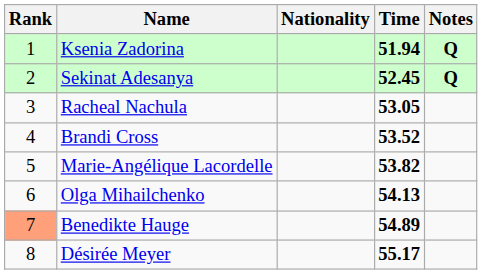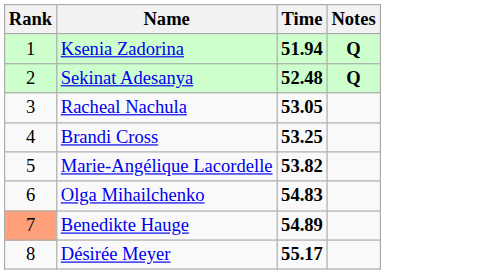- column: (325, 19)
(399, 78) 52.45 -> (302, 78) 52.48
(399, 136) 53.52 -> (302, 136) 53.25
(399, 195) 54.13 -> (302, 195) 54.83
